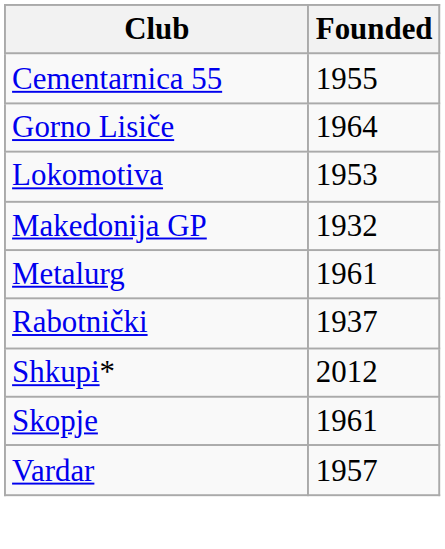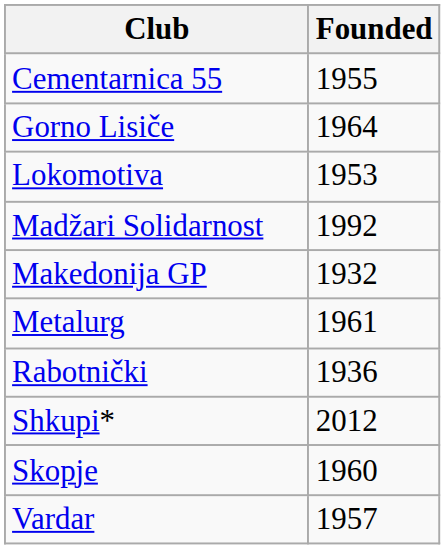+ row: (138, 224)
(347, 322) 1937 -> (347, 371) 1936
(347, 420) 1961 -> (347, 469) 1960
